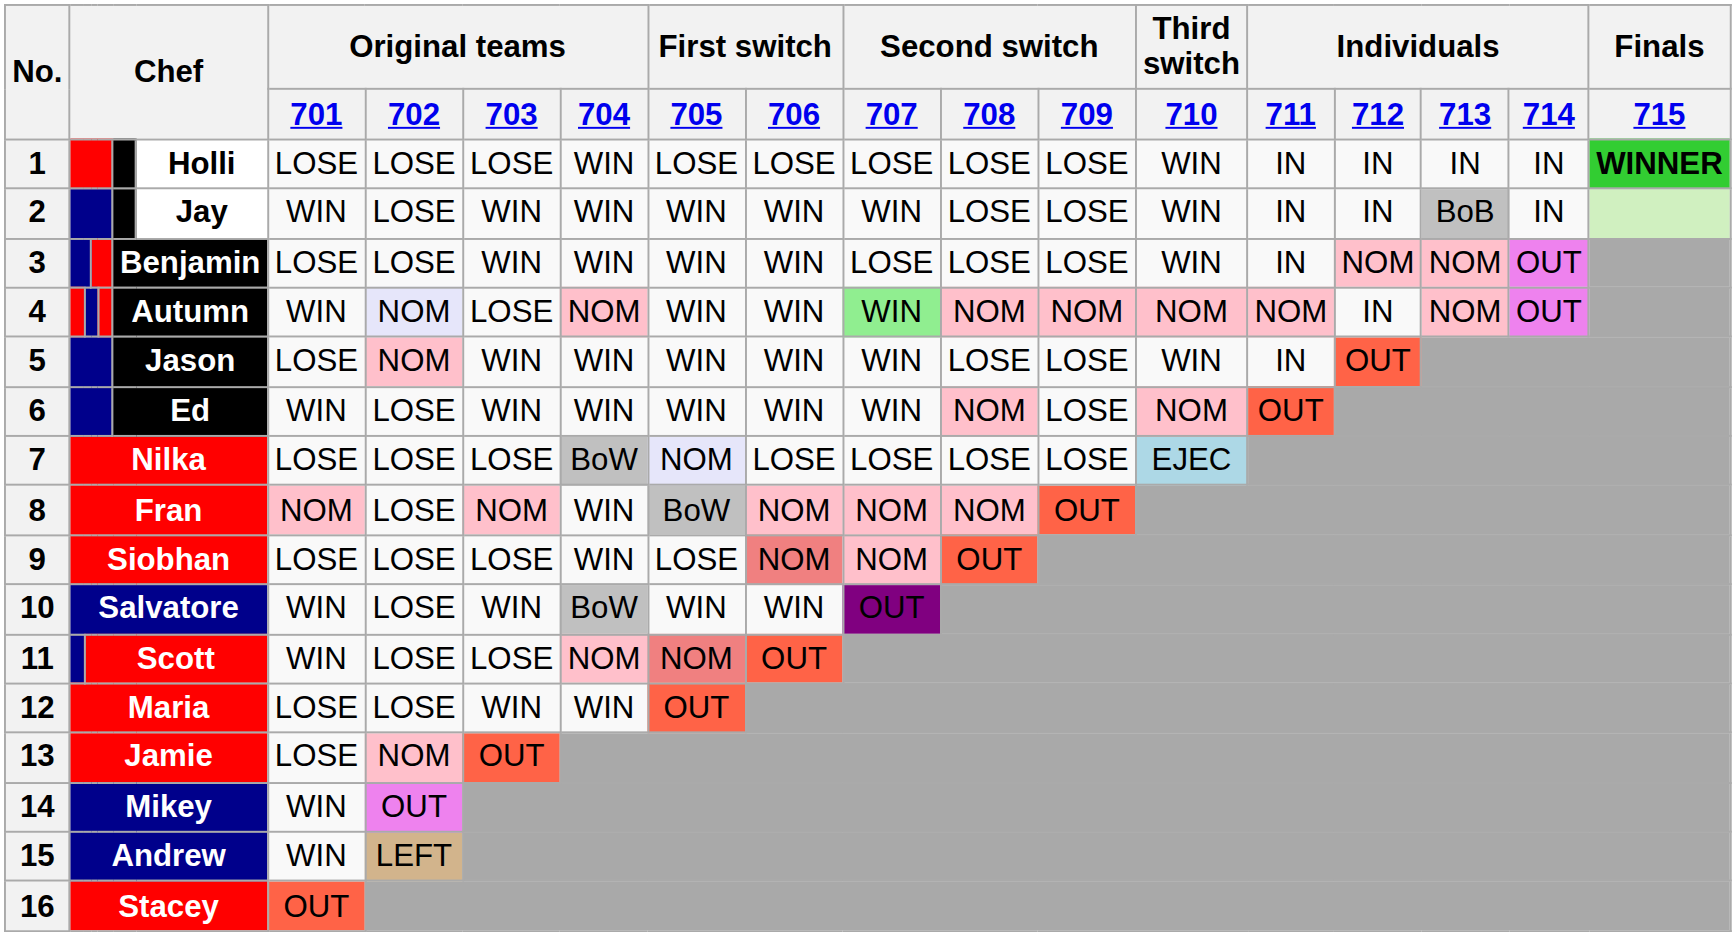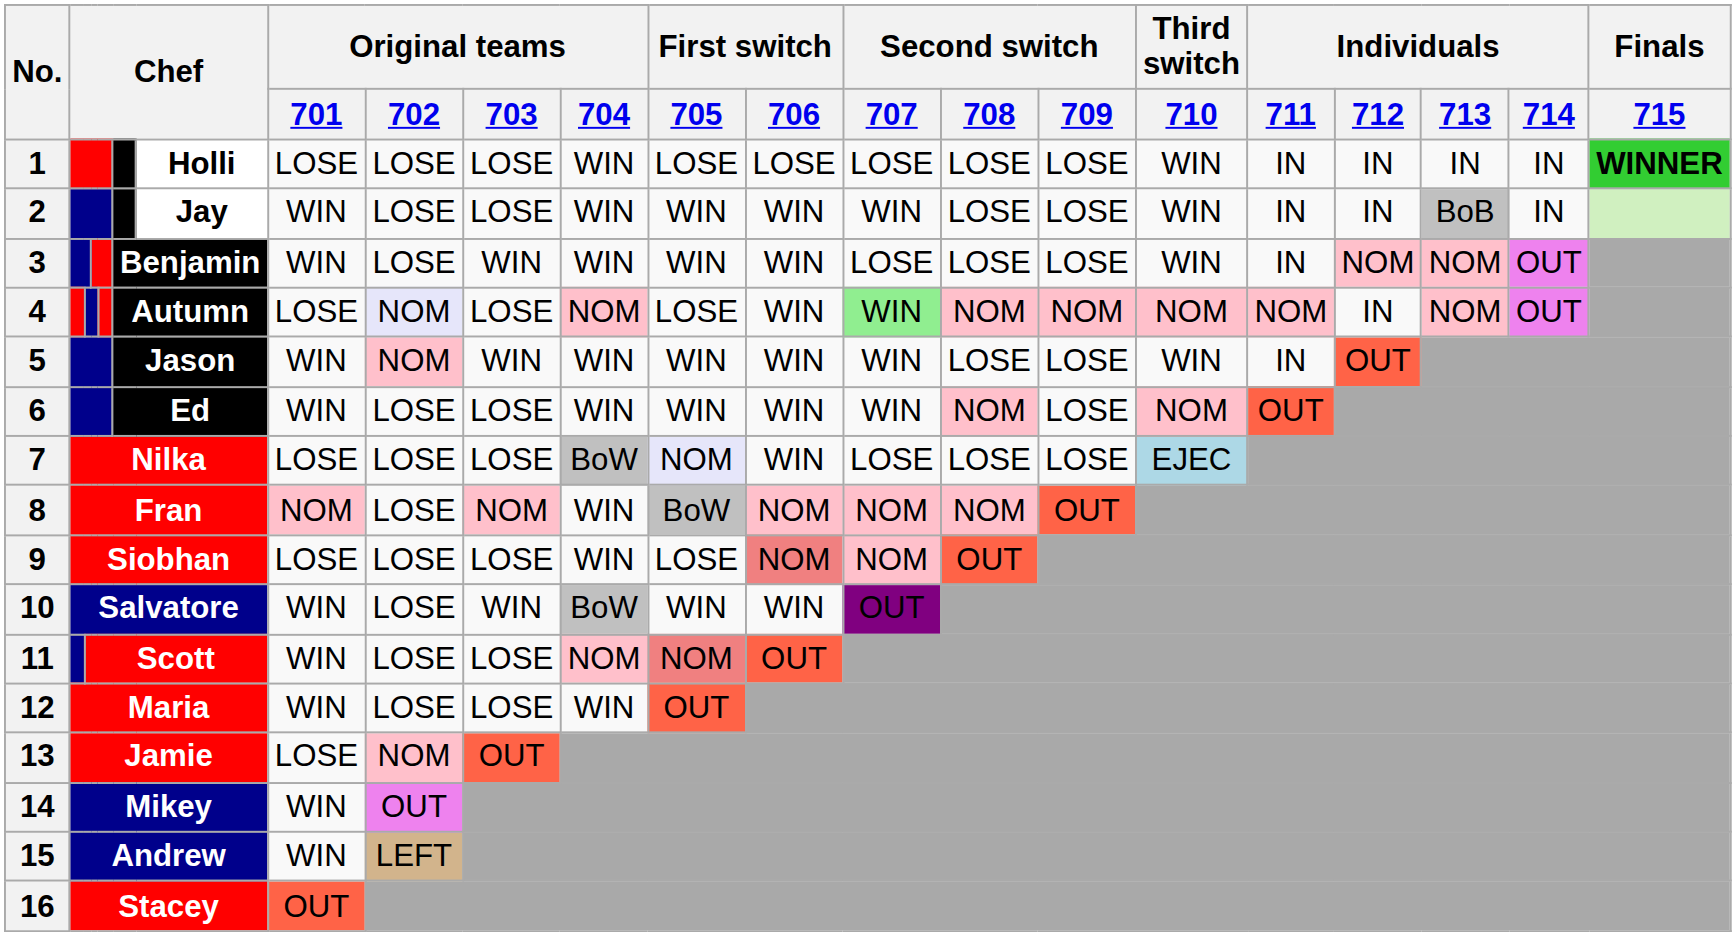(512, 212) WIN -> (512, 212) LOSE
(316, 262) LOSE -> (316, 262) WIN
(316, 311) WIN -> (316, 311) LOSE
(696, 311) WIN -> (696, 311) LOSE
(316, 361) LOSE -> (316, 361) WIN
(512, 410) WIN -> (512, 410) LOSE
(794, 460) LOSE -> (794, 460) WIN
(316, 707) LOSE -> (316, 707) WIN
(512, 707) WIN -> (512, 707) LOSE
